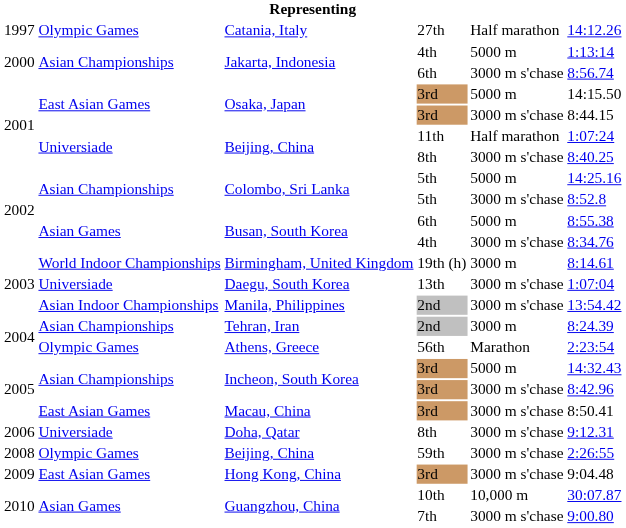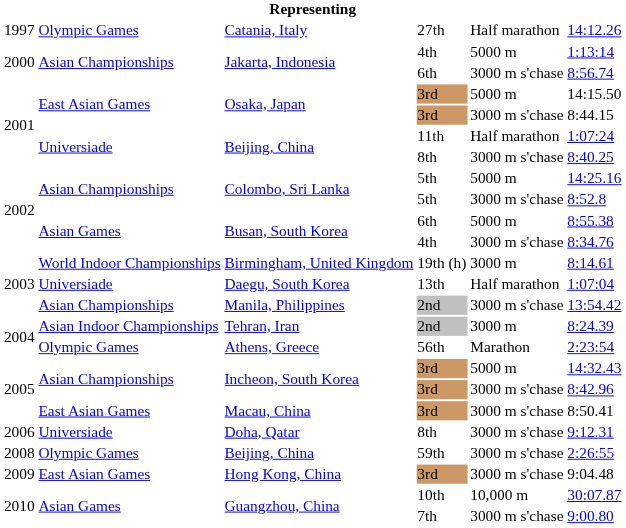(517, 284) 3000 m s'chase -> (515, 284) Half marathon
(128, 305) Asian Indoor Championships -> (106, 305) Asian Championships
(106, 326) Asian Championships -> (128, 326) Asian Indoor Championships
